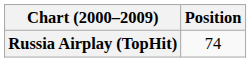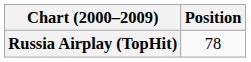(213, 43) 74 -> (213, 43) 78
